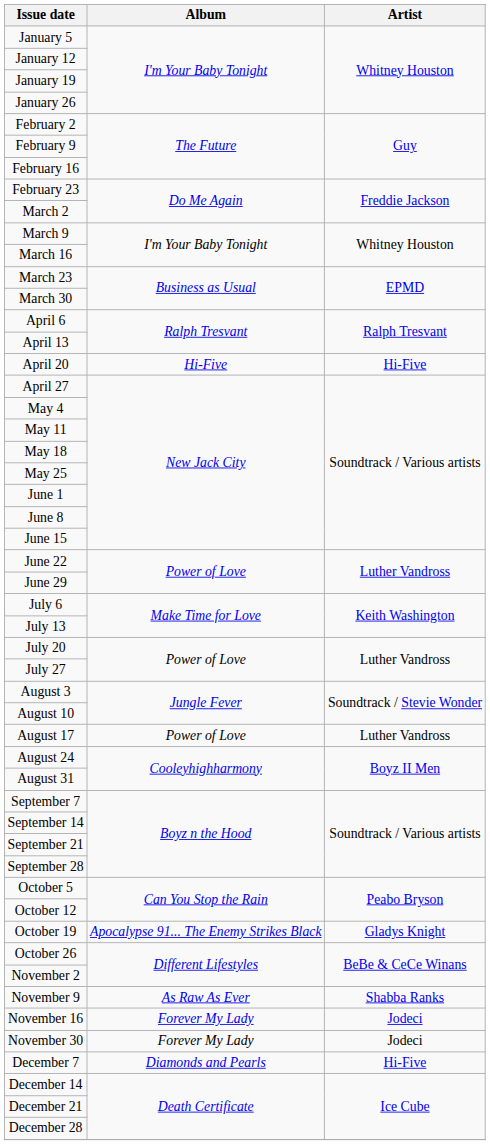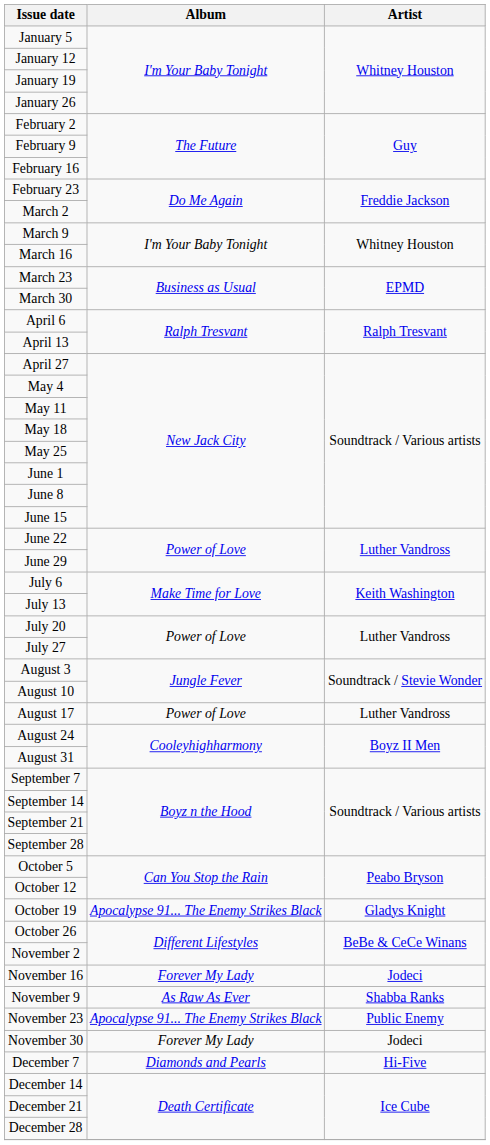- row: (46, 364)
rows swapped: (46, 997) <-> (46, 1019)
+ row: (46, 1019)
